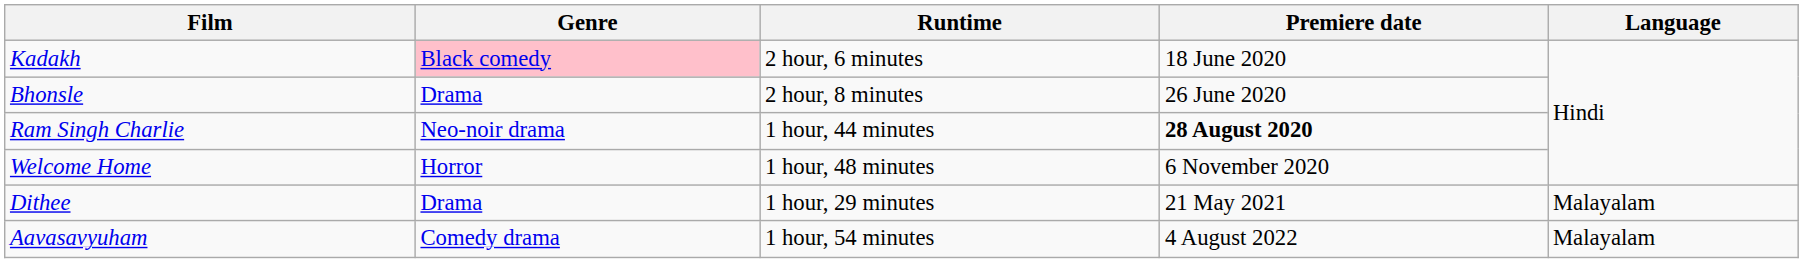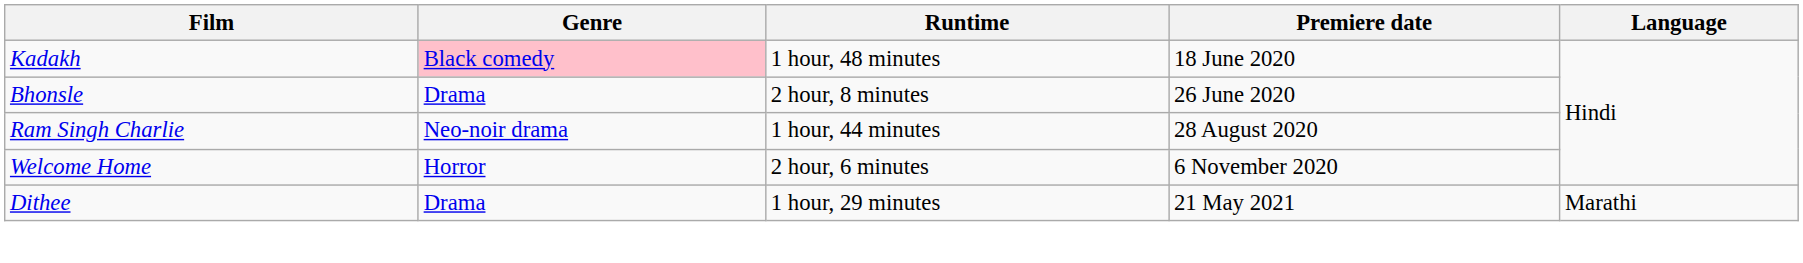(844, 58) 2 hour, 6 minutes -> (856, 58) 1 hour, 48 minutes
(1239, 130) bold -> (1246, 130) normal
(850, 166) 1 hour, 48 minutes -> (850, 166) 2 hour, 6 minutes
(1604, 202) Malayalam -> (1601, 202) Marathi
- row: (79, 238)
